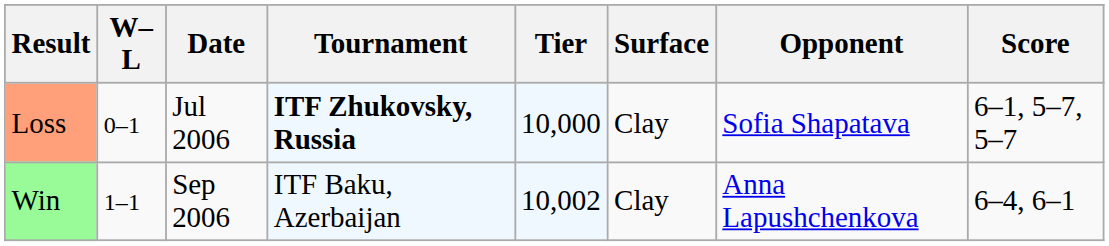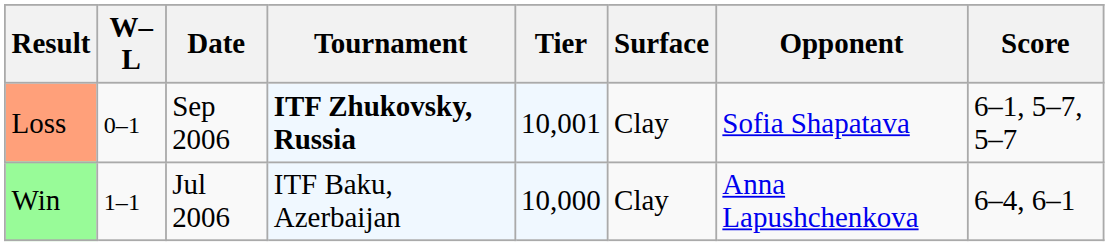(201, 122) Jul 2006 -> (201, 122) Sep 2006
(561, 122) 10,000 -> (561, 122) 10,001
(201, 200) Sep 2006 -> (201, 200) Jul 2006
(561, 200) 10,002 -> (561, 200) 10,000
